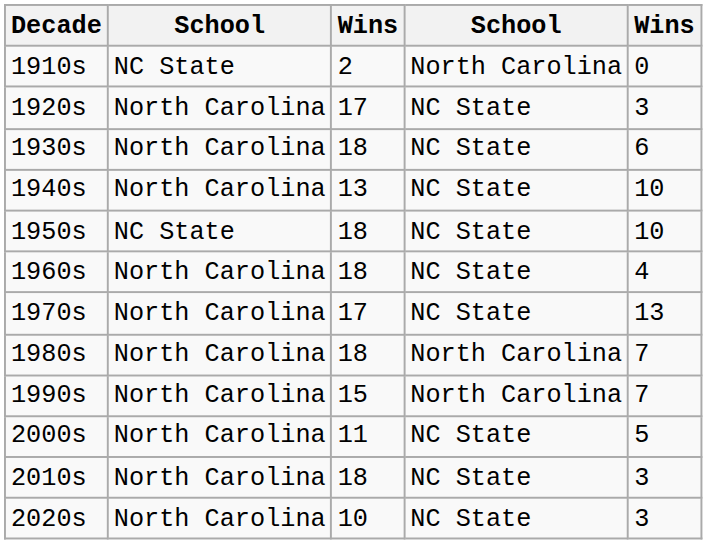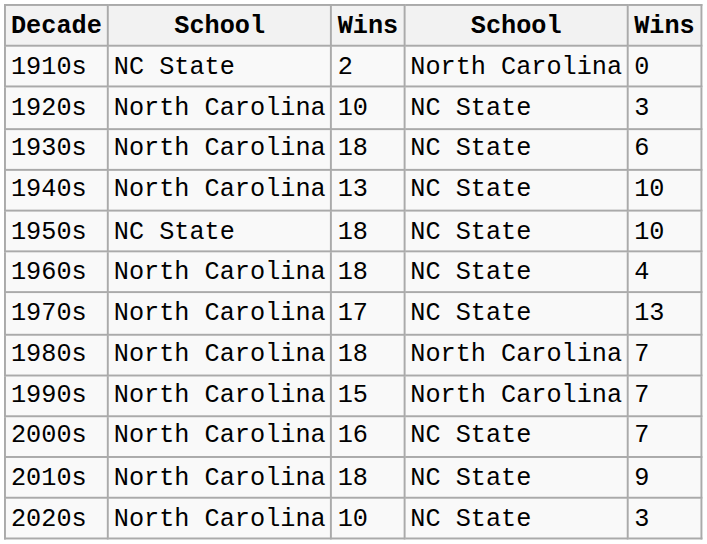(353, 108) 17 -> (353, 108) 10
(353, 437) 11 -> (353, 437) 16
(642, 437) 5 -> (642, 437) 7
(642, 478) 3 -> (642, 478) 9
